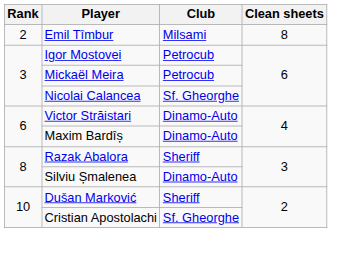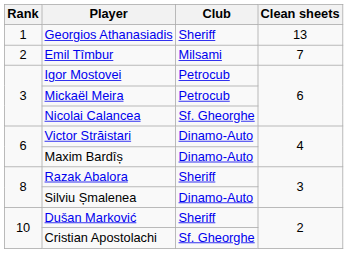+ row: (109, 34)
(284, 34) 8 -> (300, 55) 7
